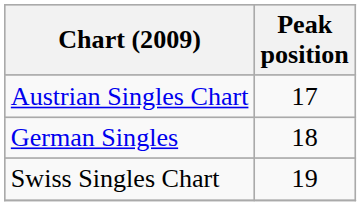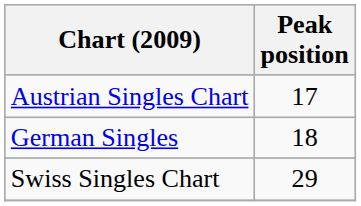(305, 178) 19 -> (305, 178) 29
